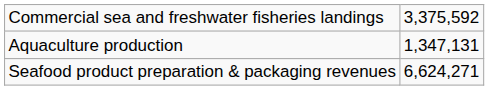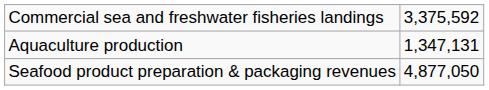(442, 71) 6,624,271 -> (442, 71) 4,877,050
